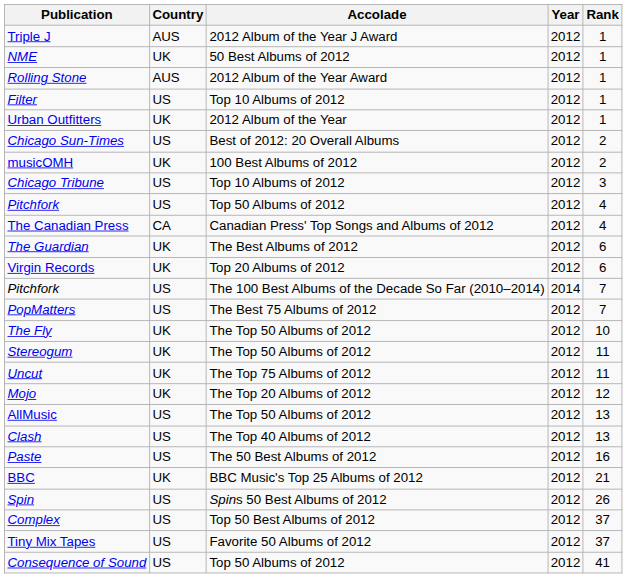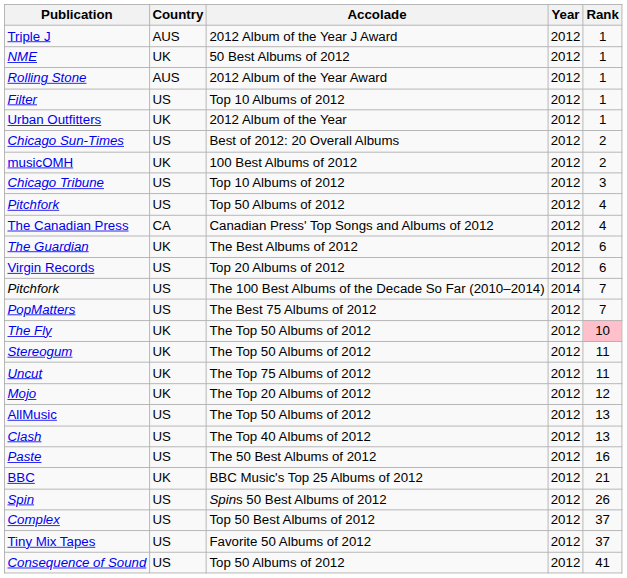(162, 267) UK -> (162, 267) US
(603, 330) no background -> (603, 330) pink background
